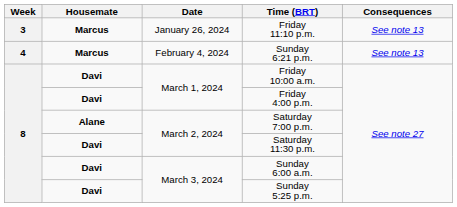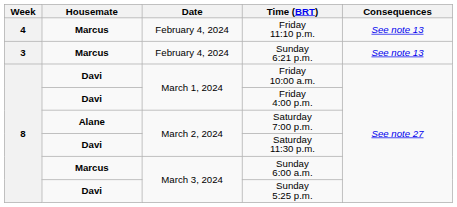(23, 29) 3 -> (23, 29) 4
(192, 29) January 26, 2024 -> (192, 29) February 4, 2024
(23, 52) 4 -> (23, 52) 3
(92, 167) Davi -> (92, 167) Marcus
